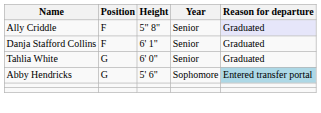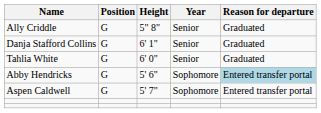(104, 28) F -> (104, 28) G
(244, 28) lavender background -> (244, 28) no background
(104, 43) F -> (104, 43) G
+ row: (38, 91)
